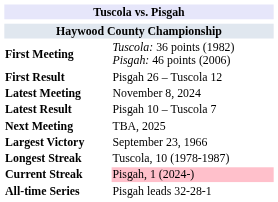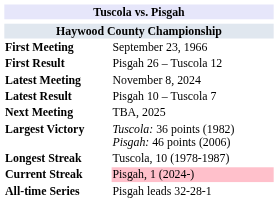(173, 54) Tuscola: 36 points (1982) Pisgah: 46 points (2006) -> (160, 47) September 23, 1966
(160, 142) September 23, 1966 -> (173, 135) Tuscola: 36 points (1982) Pisgah: 46 points (2006)
